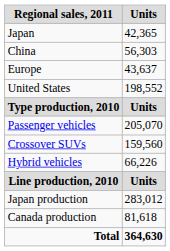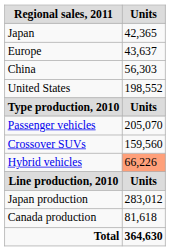rows swapped: (22, 51) <-> (25, 70)
(141, 162) no background -> (141, 162) lightsalmon background
